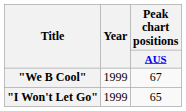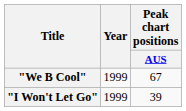(156, 96) 65 -> (156, 96) 39
